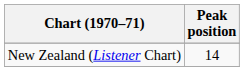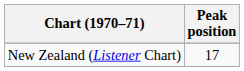(212, 54) 14 -> (212, 54) 17
